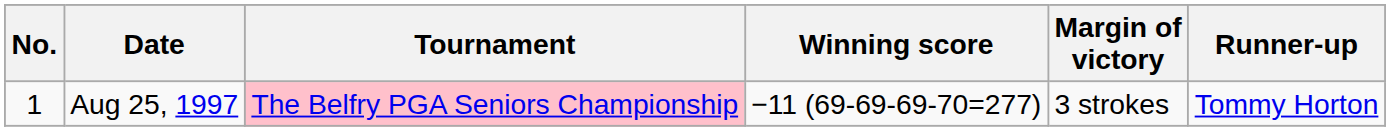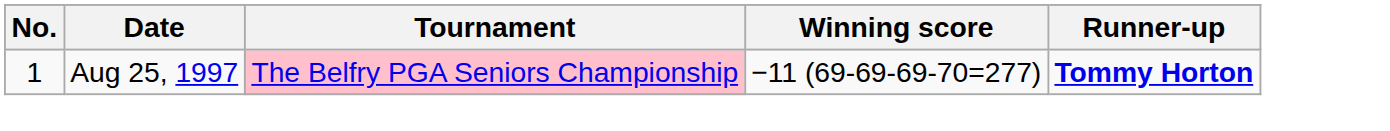- column: (1118, 43)
(1287, 104) normal -> (1154, 72) bold
